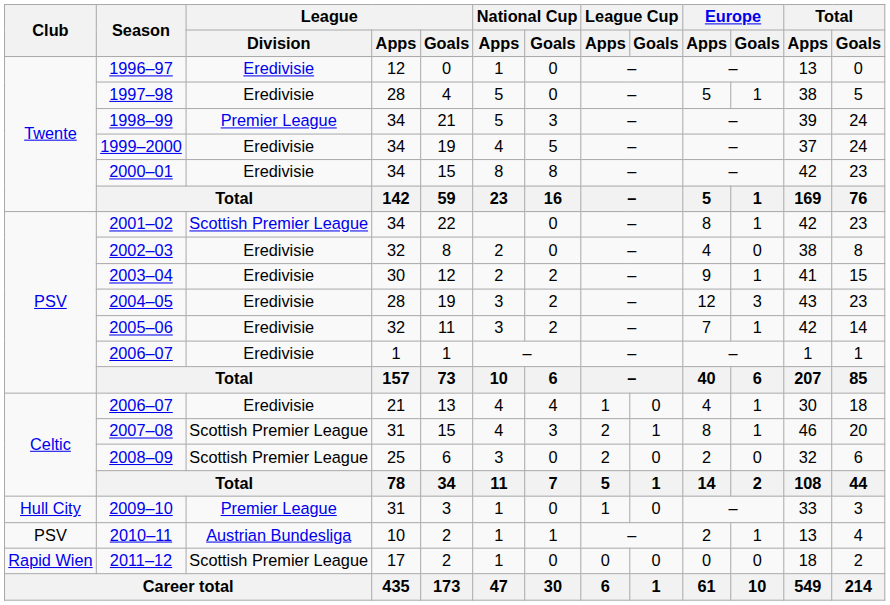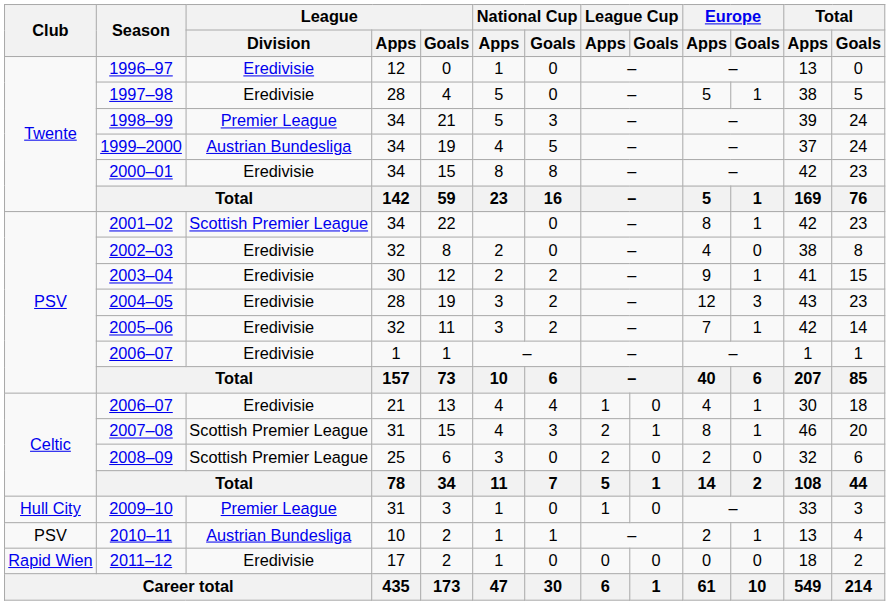(279, 146) Eredivisie -> (279, 146) Austrian Bundesliga
(279, 560) Scottish Premier League -> (279, 560) Eredivisie
